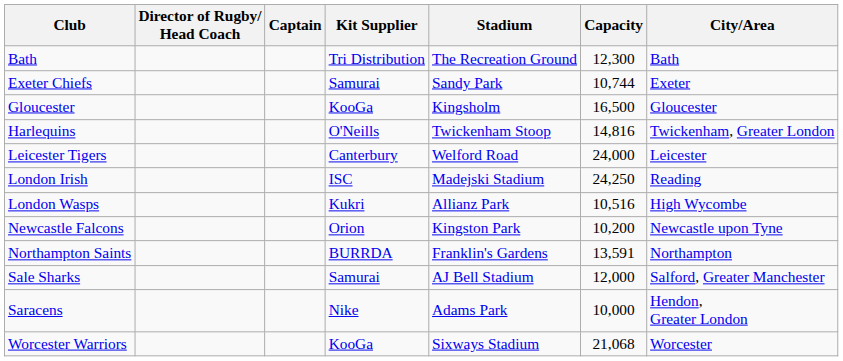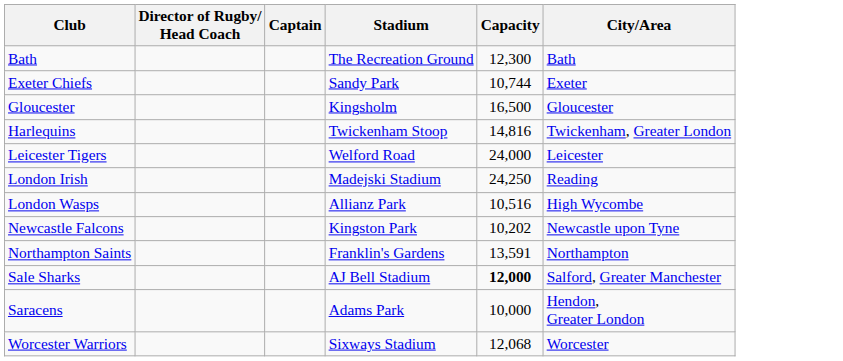- column: (377, 25)
(614, 228) 10,200 -> (510, 228) 10,202
(614, 277) normal -> (510, 277) bold
(614, 343) 21,068 -> (510, 343) 12,068
